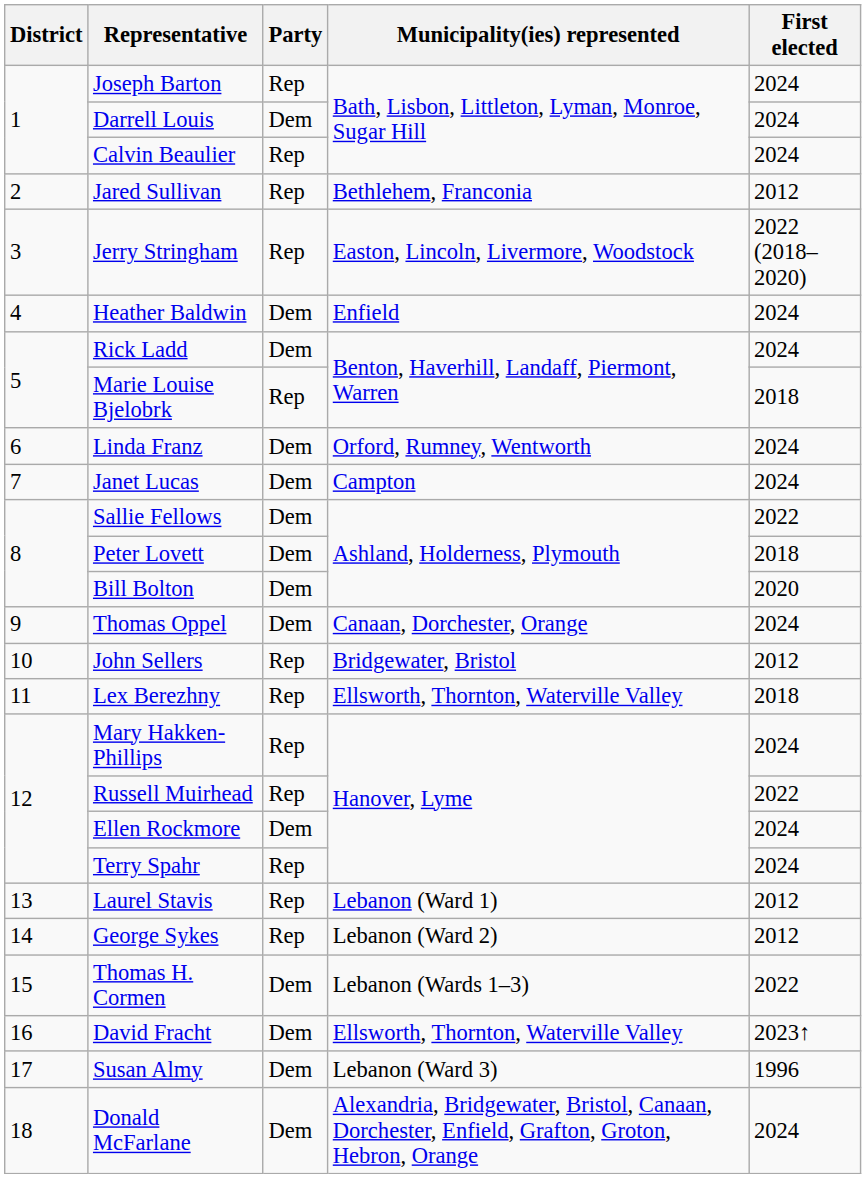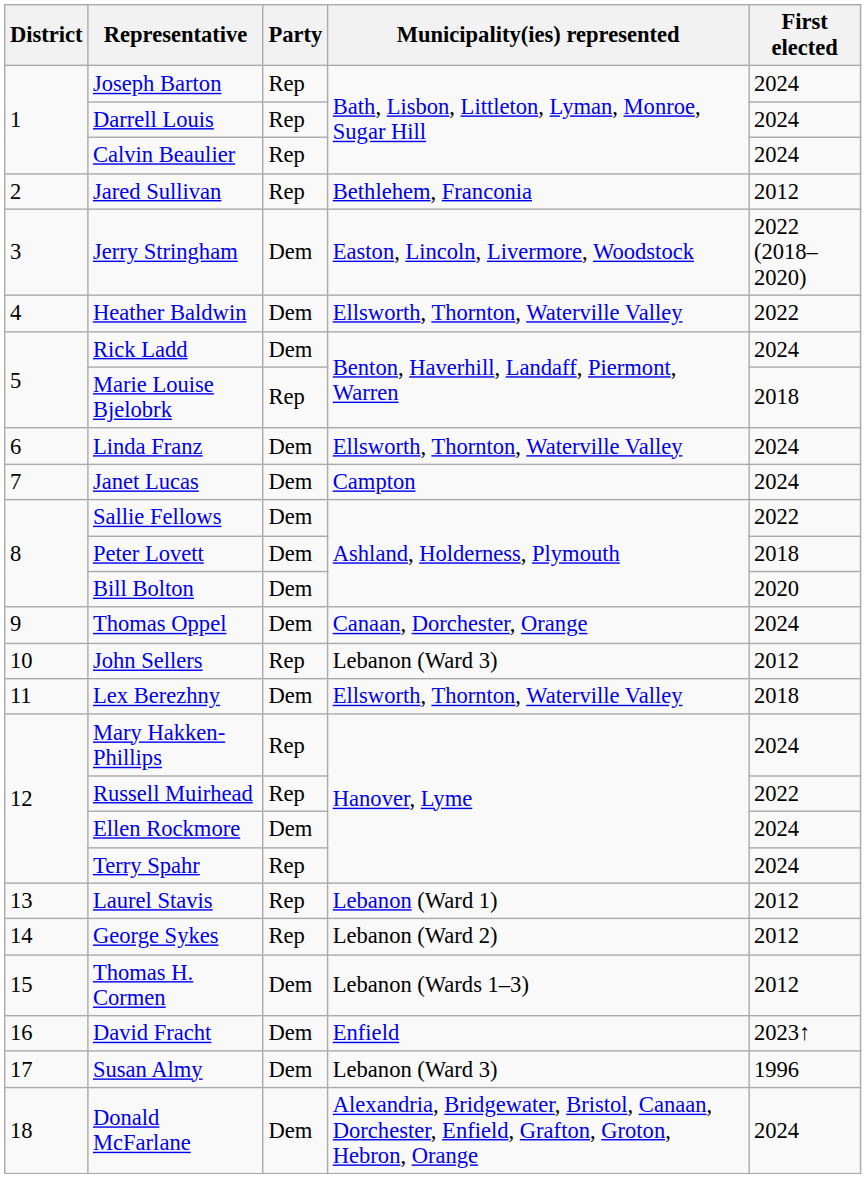(290, 119) Dem -> (287, 119) Rep
(287, 252) Rep -> (290, 252) Dem
(366, 313) Enfield -> (508, 313) Ellsworth, Thornton, Waterville Valley
(776, 313) 2024 -> (776, 313) 2022
(462, 445) Orford, Rumney, Wentworth -> (508, 445) Ellsworth, Thornton, Waterville Valley
(424, 660) Bridgewater, Bristol -> (415, 660) Lebanon (Ward 3)
(287, 696) Rep -> (290, 696) Dem
(776, 984) 2022 -> (776, 984) 2012
(508, 1033) Ellsworth, Thornton, Waterville Valley -> (366, 1033) Enfield
